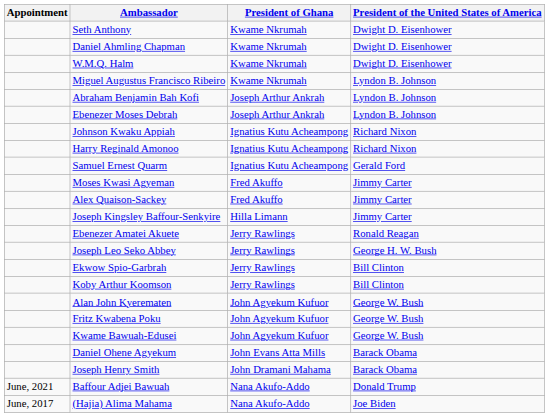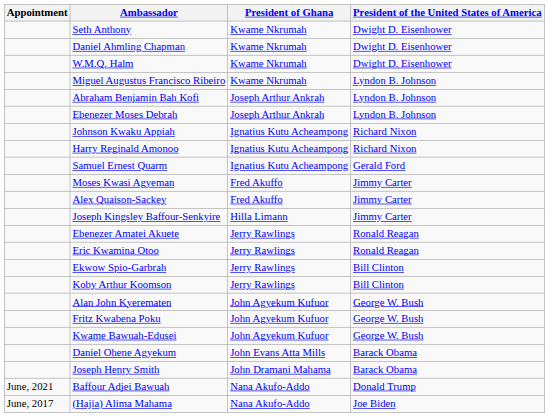+ row: (116, 251)
- row: (124, 251)
